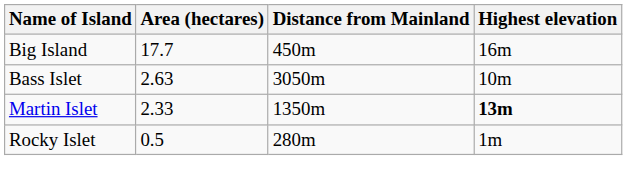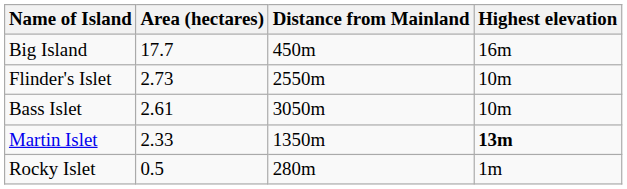+ row: (60, 79)
(157, 79) 2.63 -> (157, 109) 2.61
